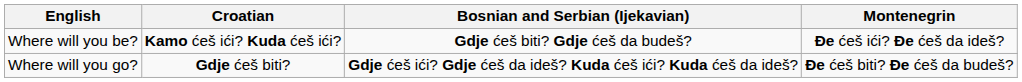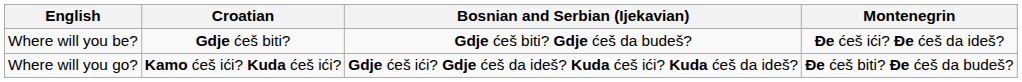(243, 41) Kamo ćeš ići? Kuda ćeš ići? -> (243, 41) Gdje ćeš biti?
(243, 65) Gdje ćeš biti? -> (243, 65) Kamo ćeš ići? Kuda ćeš ići?
